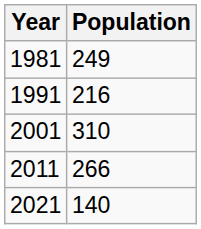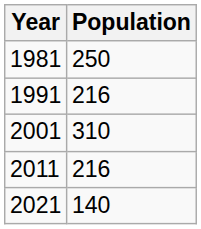(91, 59) 249 -> (91, 59) 250
(91, 168) 266 -> (91, 168) 216
